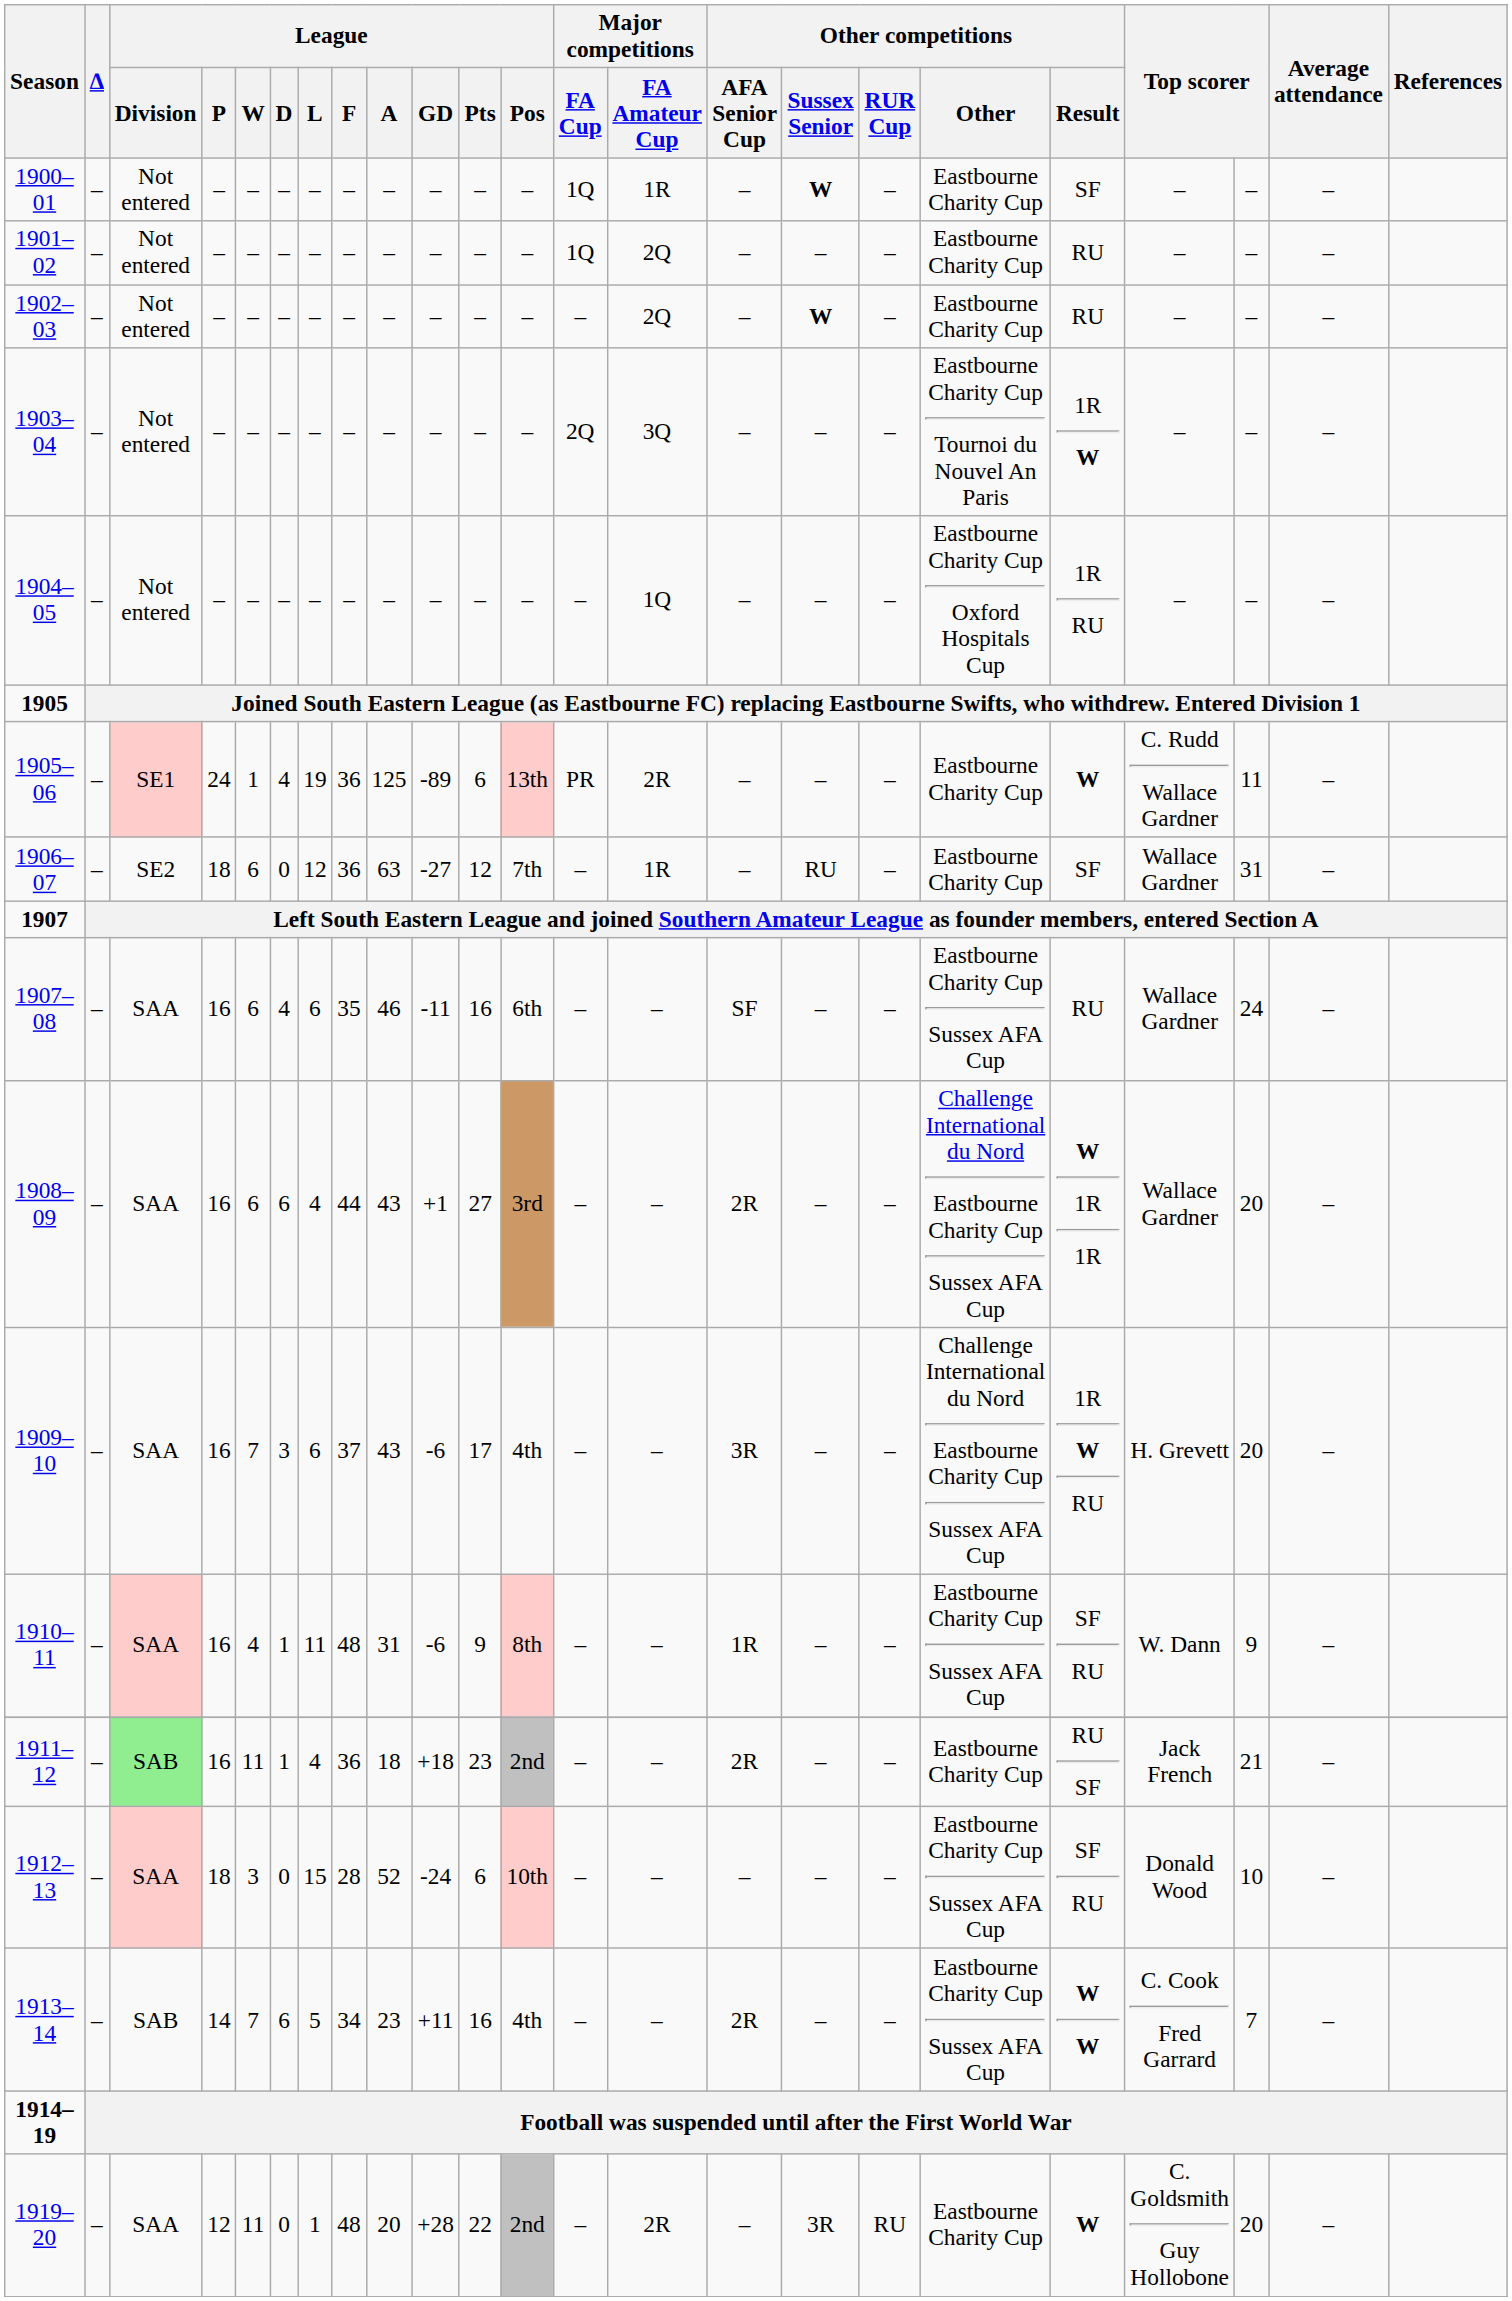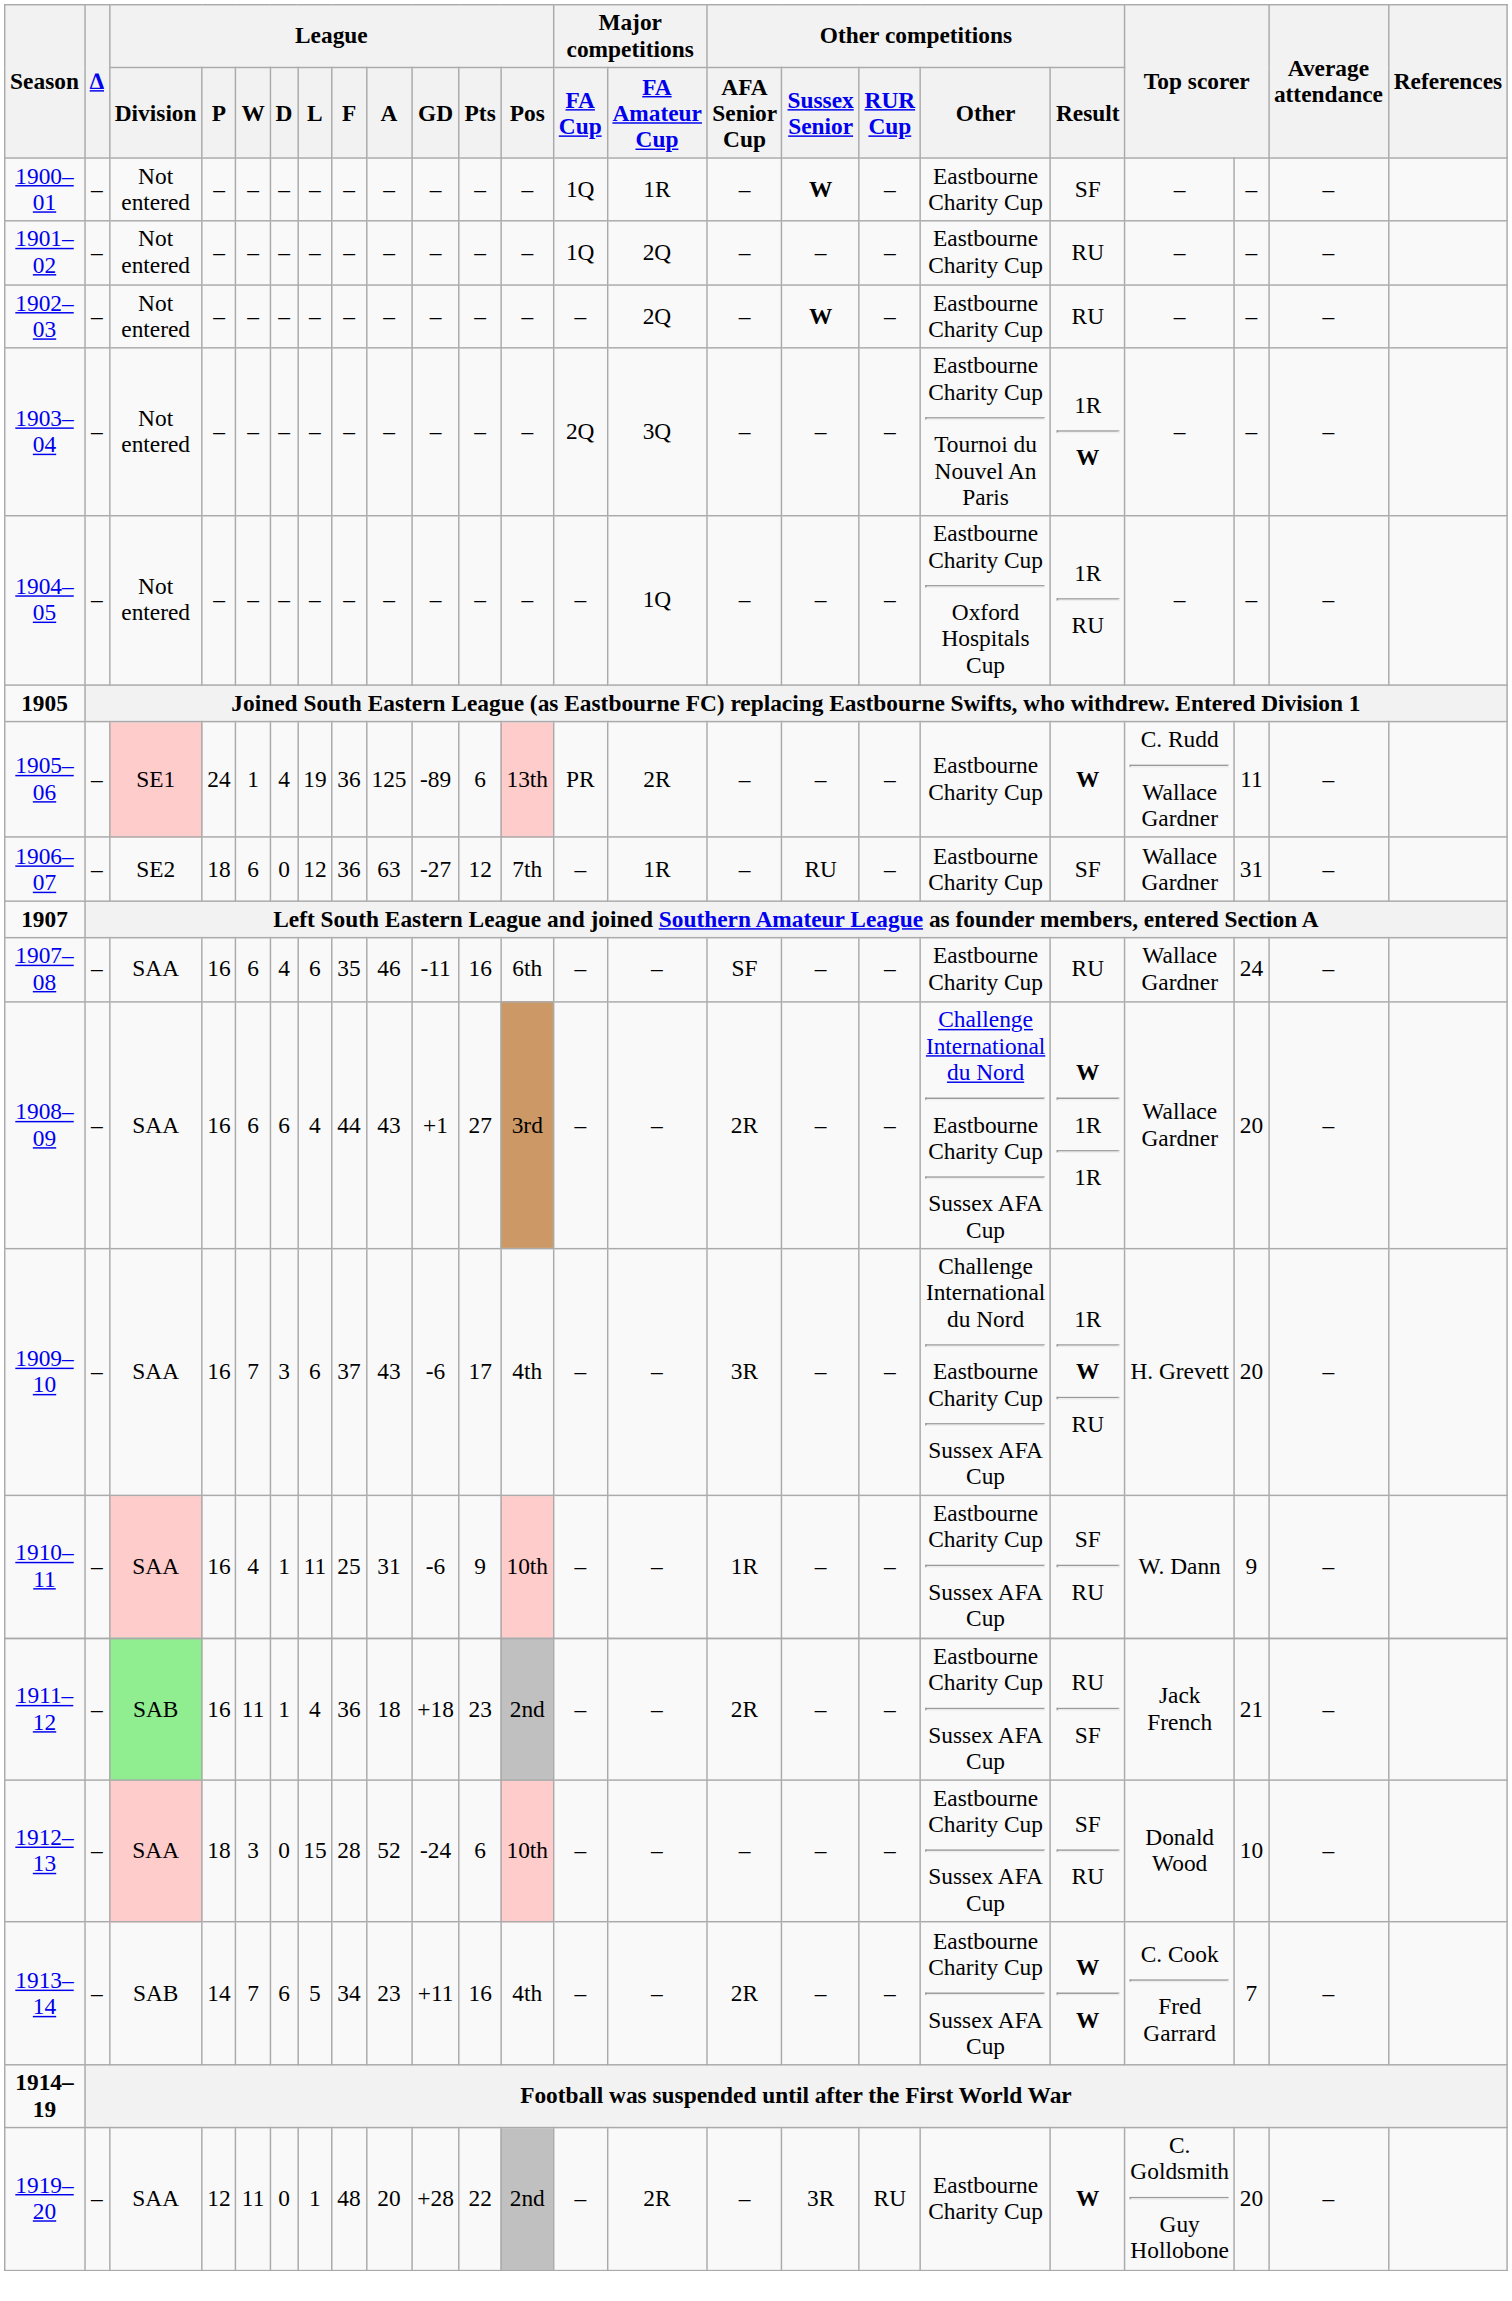(986, 1008) Eastbourne Charity Cup Sussex AFA Cup -> (986, 969) Eastbourne Charity Cup
(349, 1645) 48 -> (349, 1566) 25
(527, 1645) 8th -> (527, 1566) 10th
(986, 1761) Eastbourne Charity Cup -> (986, 1708) Eastbourne Charity Cup Sussex AFA Cup
